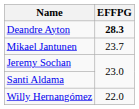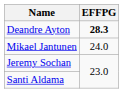(114, 46) 23.7 -> (99, 46) 24.0
- row: (50, 96)
